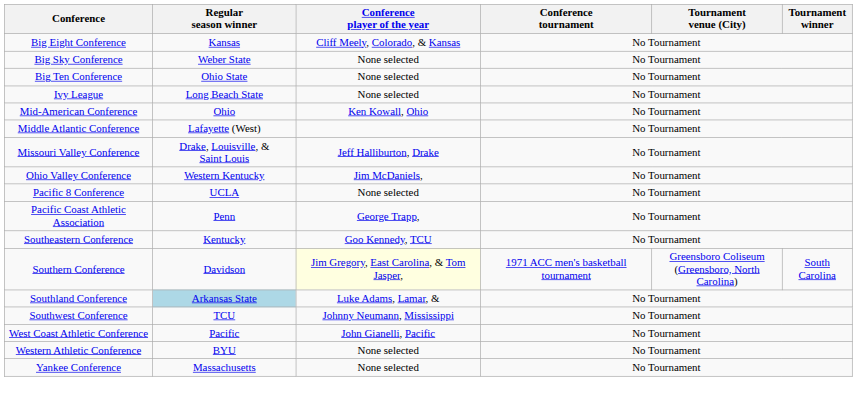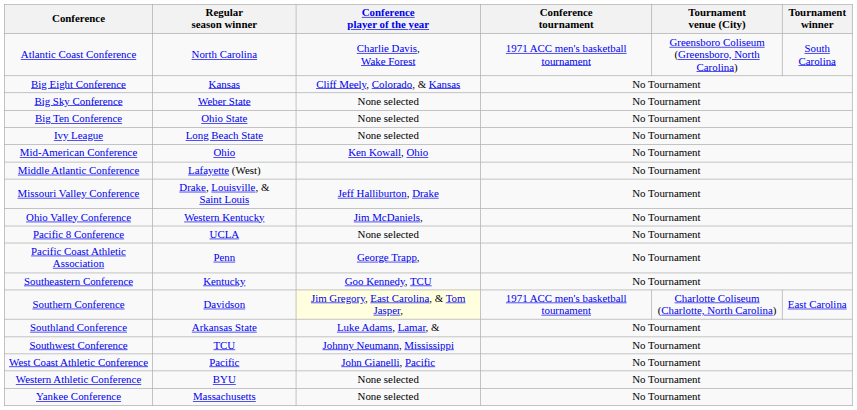+ row: (79, 54)
(717, 269) Greensboro Coliseum (Greensboro, North Carolina) -> (717, 304) Charlotte Coliseum (Charlotte, North Carolina)
(817, 269) South Carolina -> (817, 304) East Carolina
(224, 298) lightblue background -> (224, 328) no background
